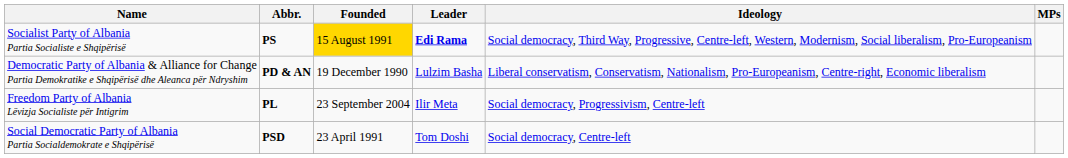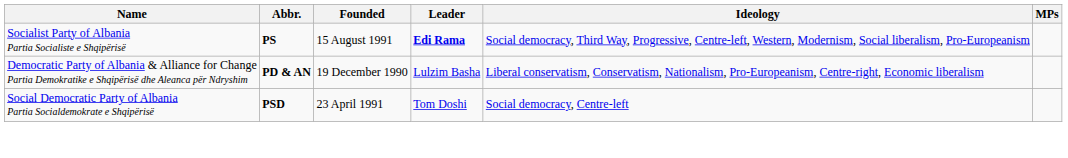(354, 39) gold background -> (354, 39) no background
- row: (69, 104)
